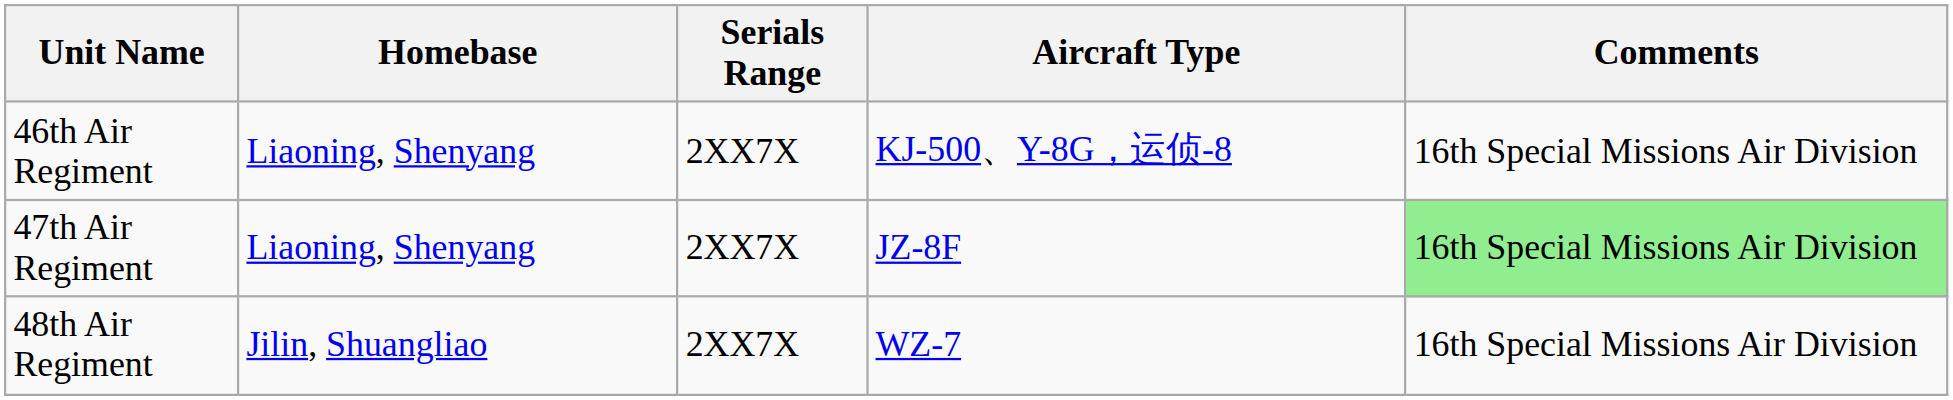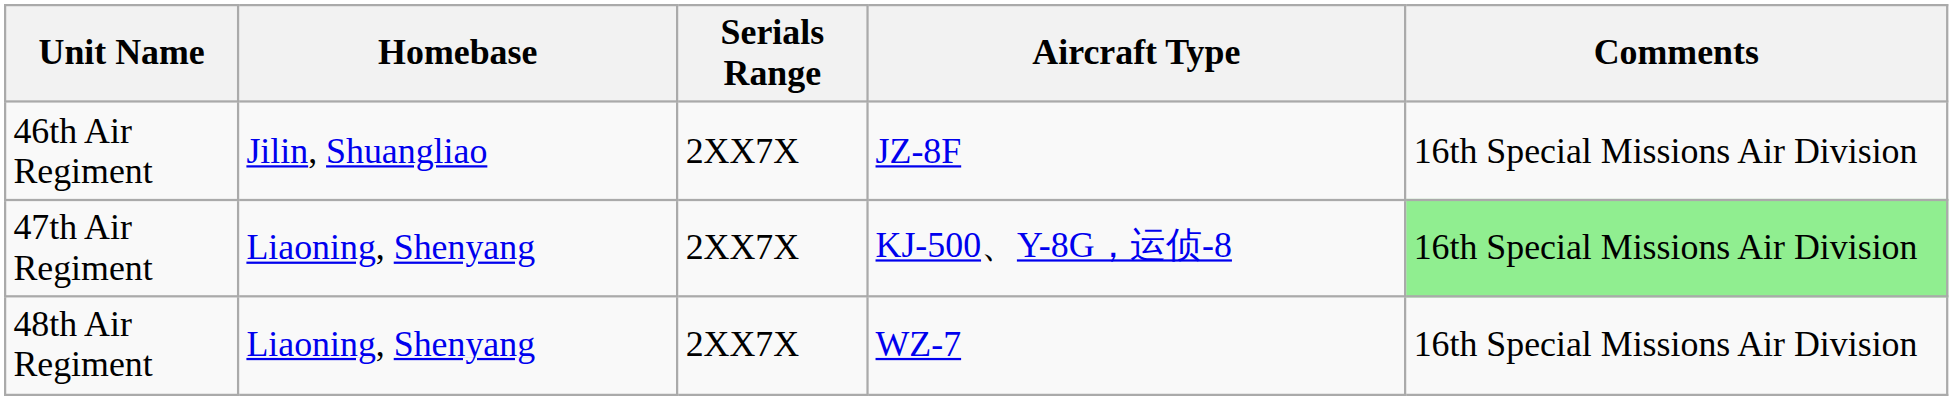(391, 150) Liaoning, Shenyang -> (367, 150) Jilin, Shuangliao
(1054, 149) KJ-500、Y-8G，运侦-8 -> (918, 150) JZ-8F
(918, 247) JZ-8F -> (1054, 246) KJ-500、Y-8G，运侦-8
(367, 344) Jilin, Shuangliao -> (391, 344) Liaoning, Shenyang
